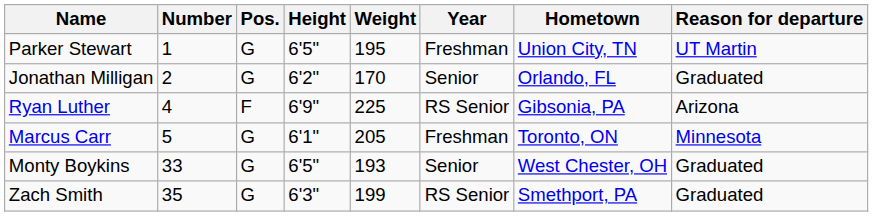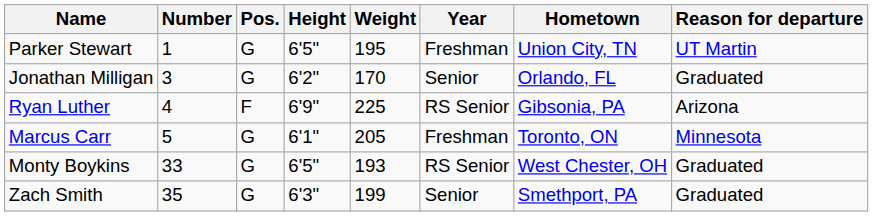(167, 78) 2 -> (167, 78) 3
(452, 166) Senior -> (467, 166) RS Senior
(467, 195) RS Senior -> (452, 195) Senior
